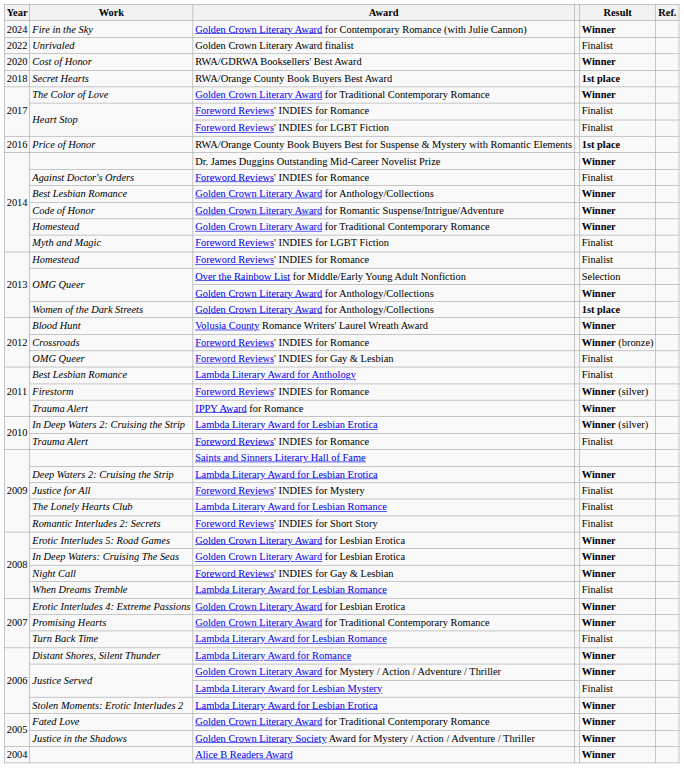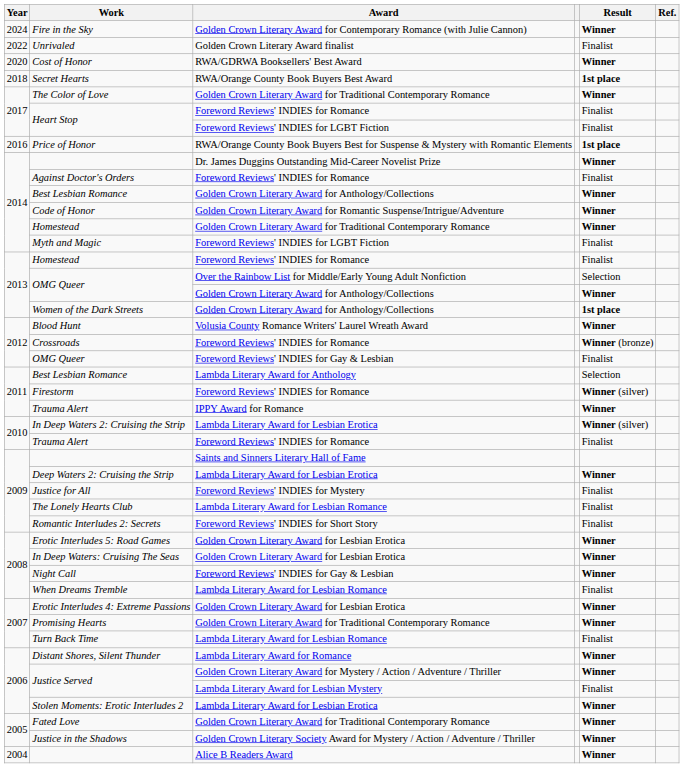(597, 375) Finalist -> (601, 375) Selection
